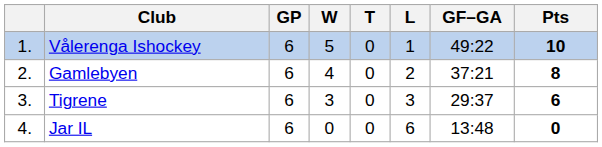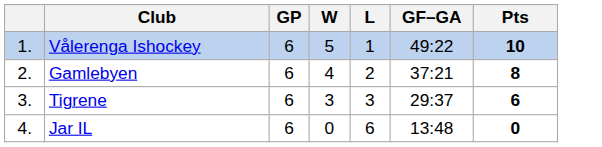- column: (370, 18)
